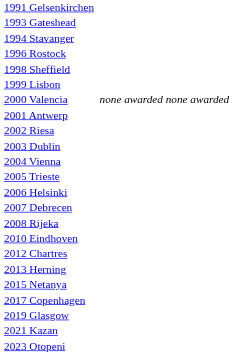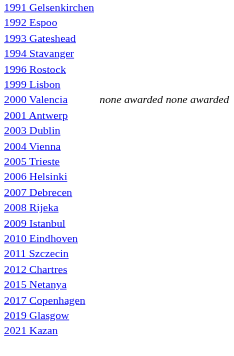+ row: (31, 22)
- row: (37, 69)
- row: (29, 130)
+ row: (35, 223)
+ row: (36, 253)
- row: (35, 269)
- row: (35, 346)
